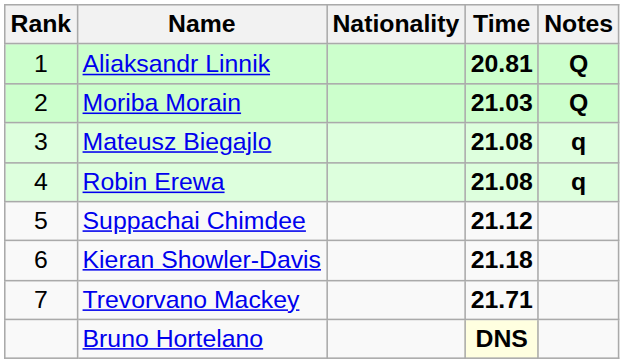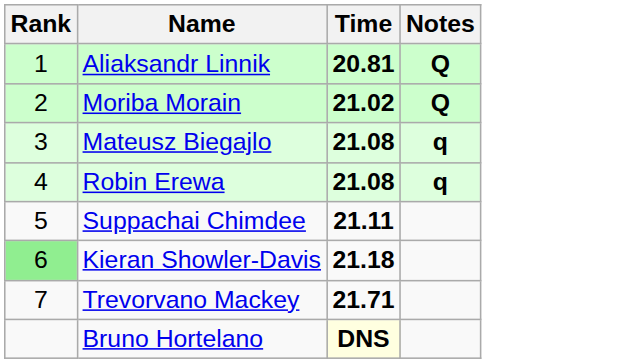- column: (396, 24)
(502, 102) 21.03 -> (363, 102) 21.02
(502, 220) 21.12 -> (363, 220) 21.11
(41, 260) no background -> (41, 260) lightgreen background
